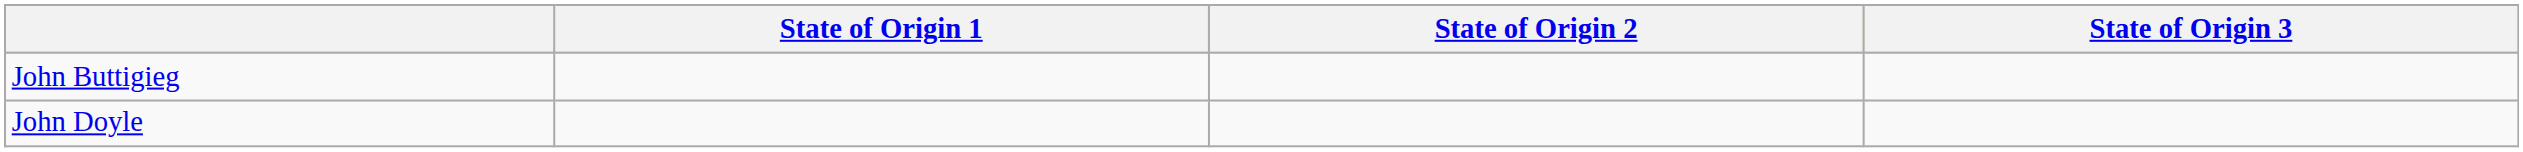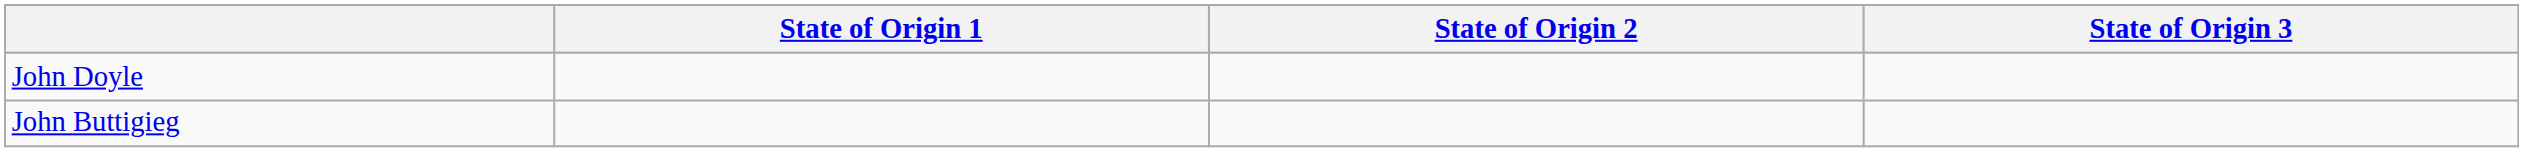rows swapped: (96, 75) <-> (77, 123)
